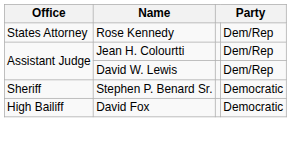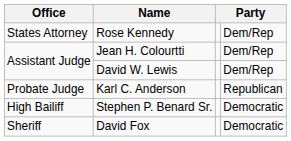+ row: (141, 88)
(24, 88) Sheriff -> (35, 107) High Bailiff
(35, 107) High Bailiff -> (24, 126) Sheriff
